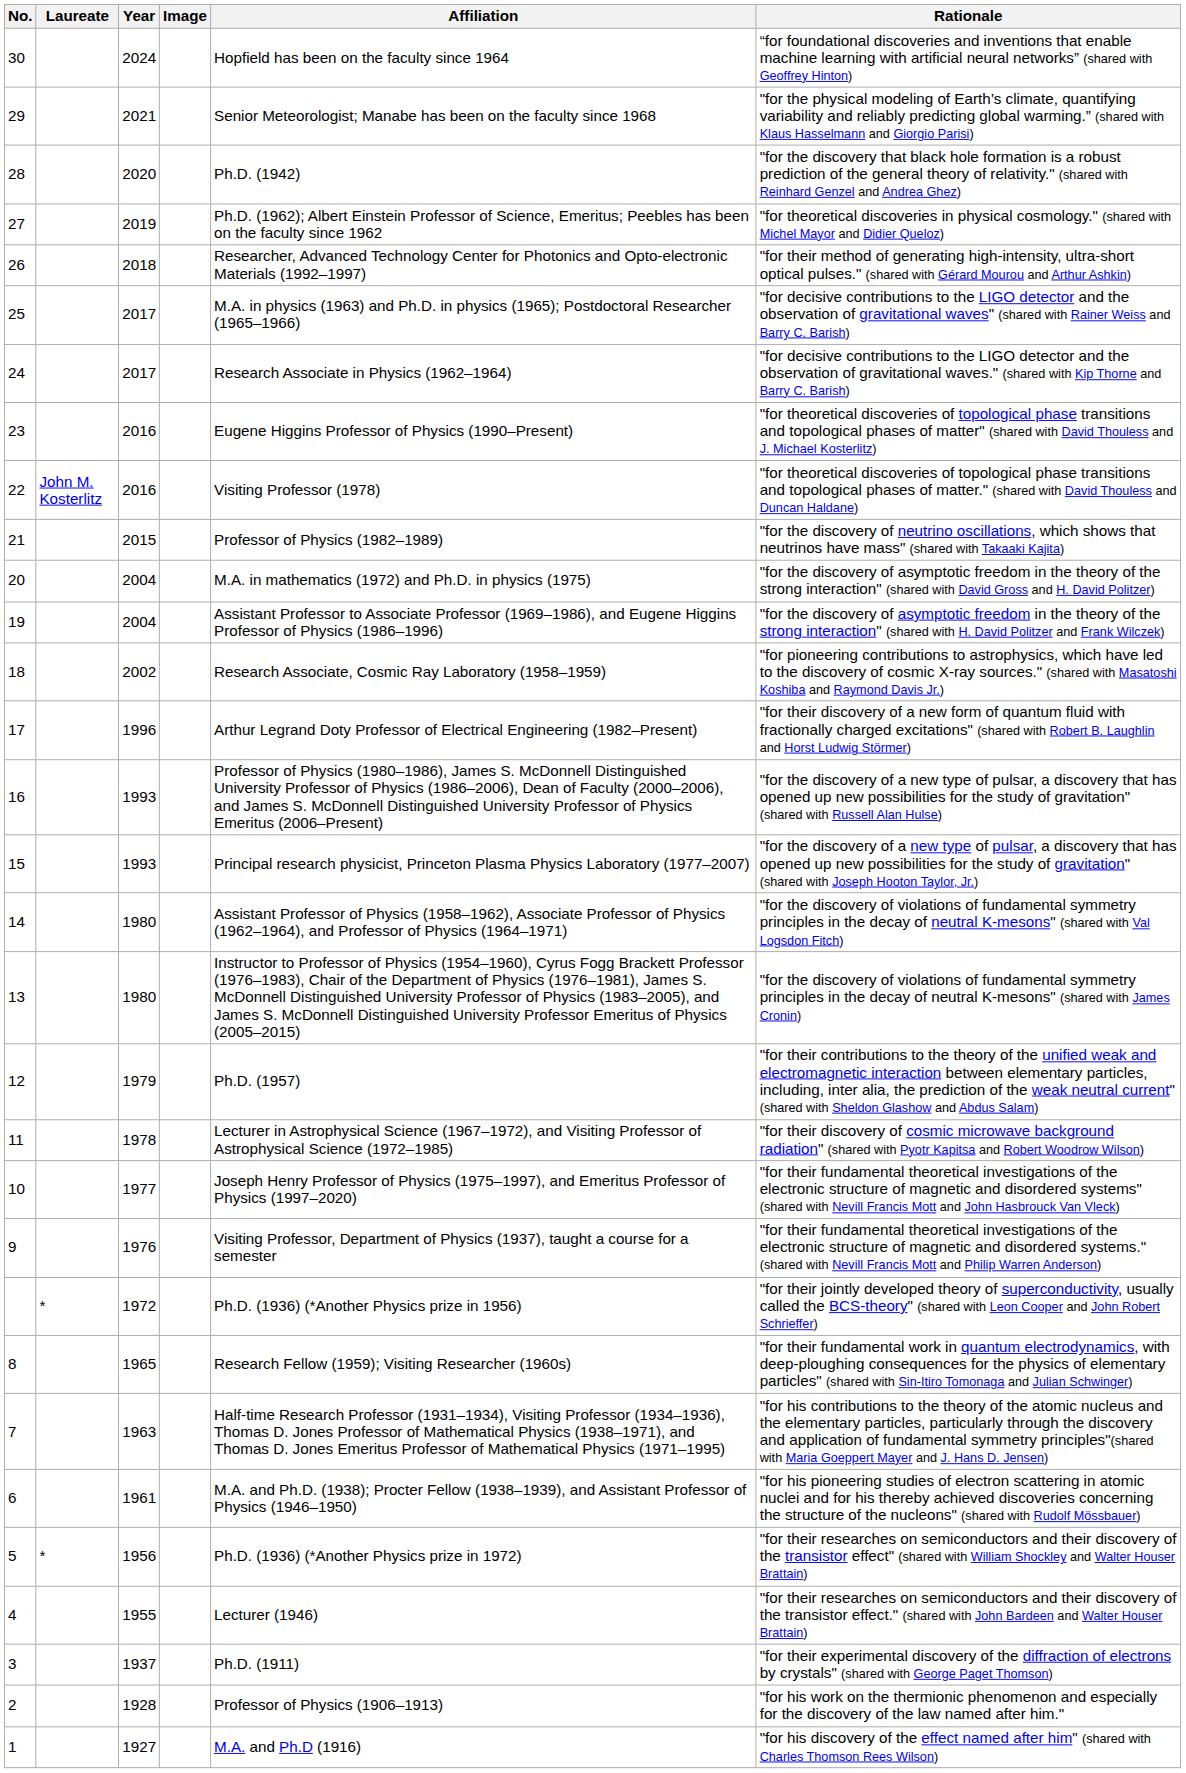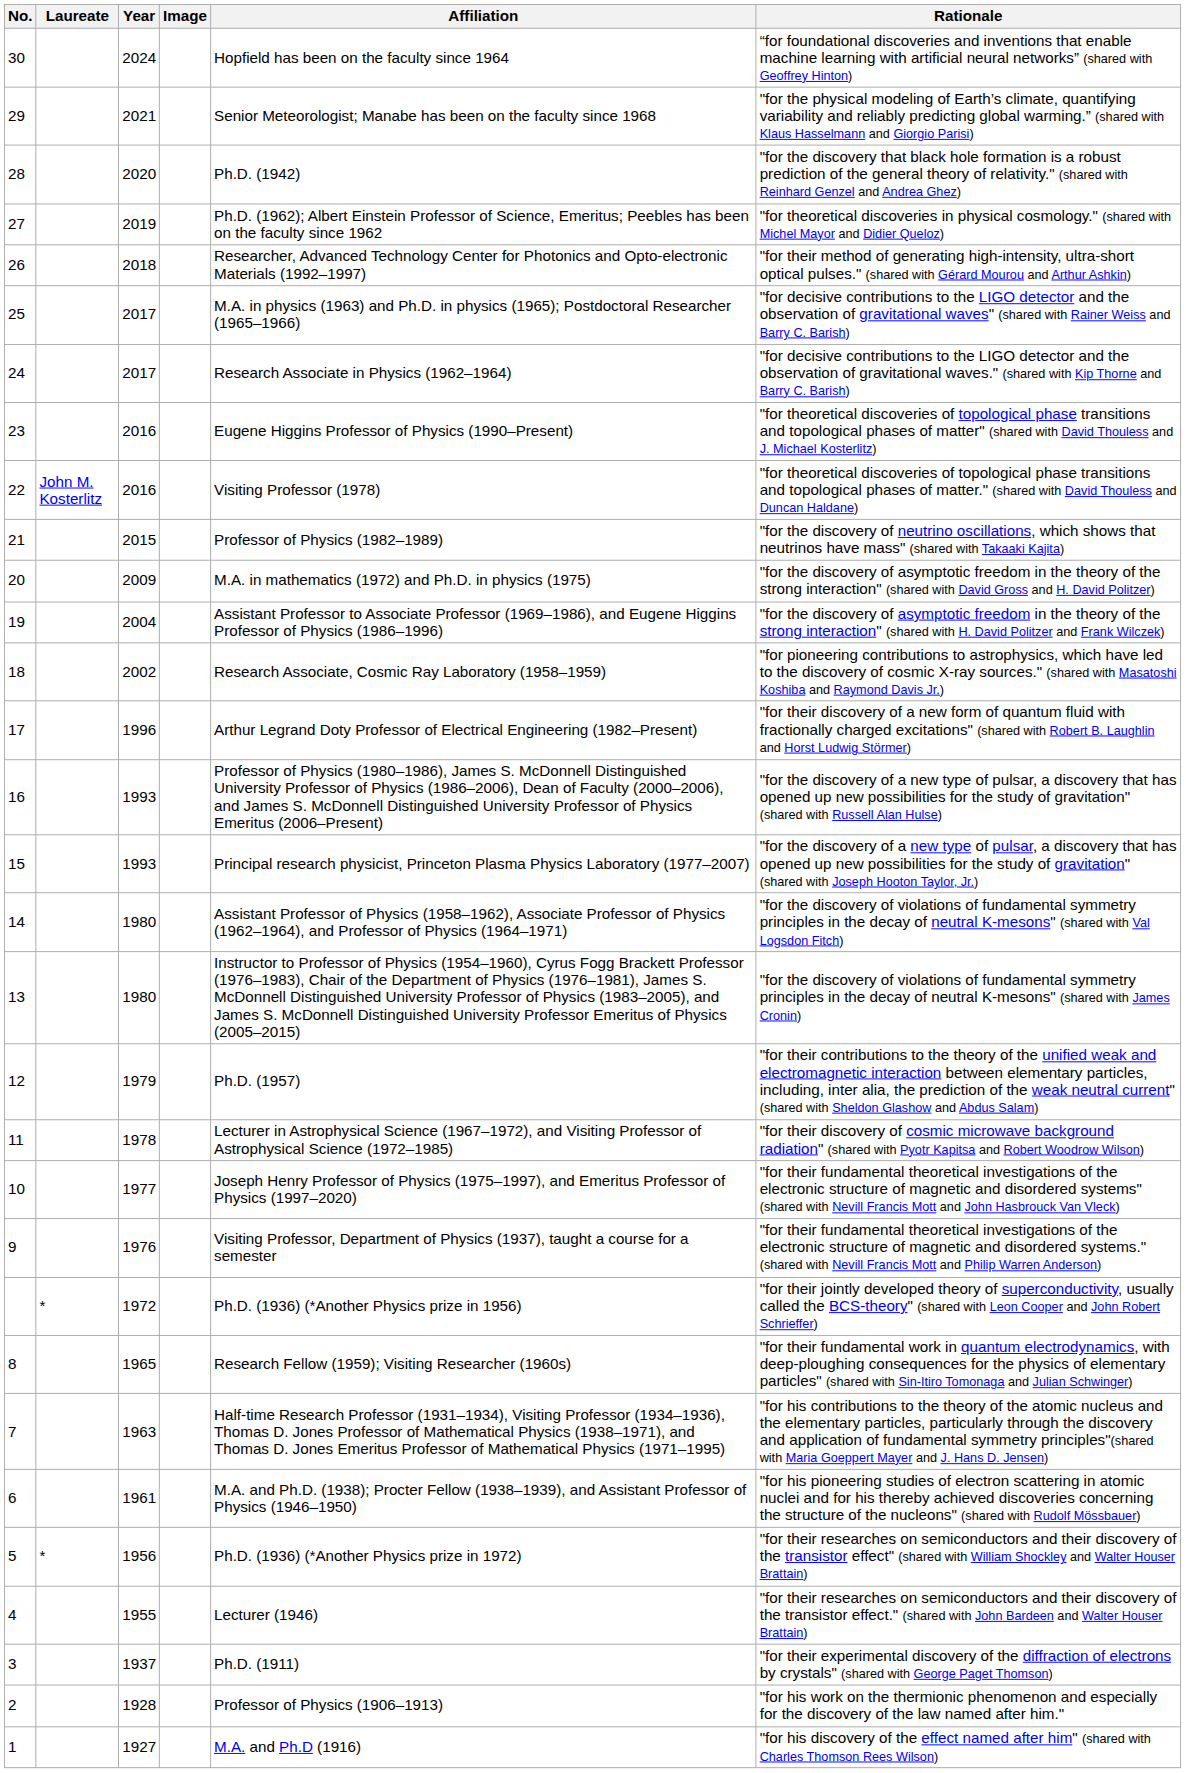(139, 580) 2004 -> (139, 580) 2009
